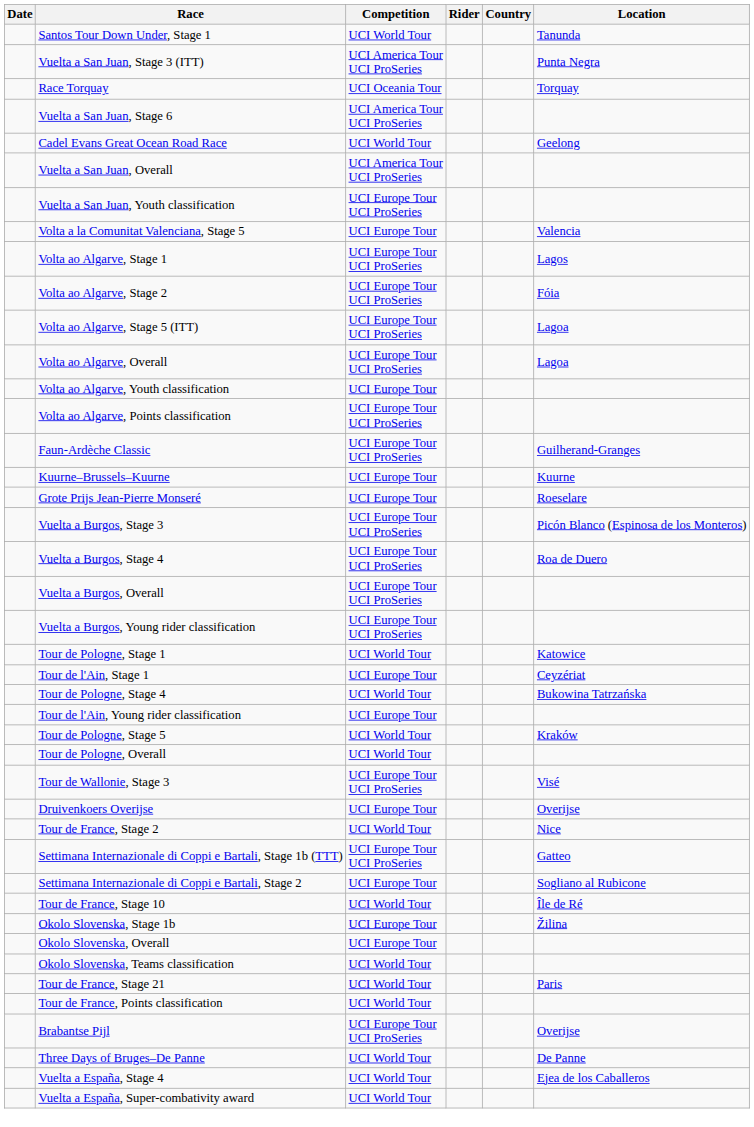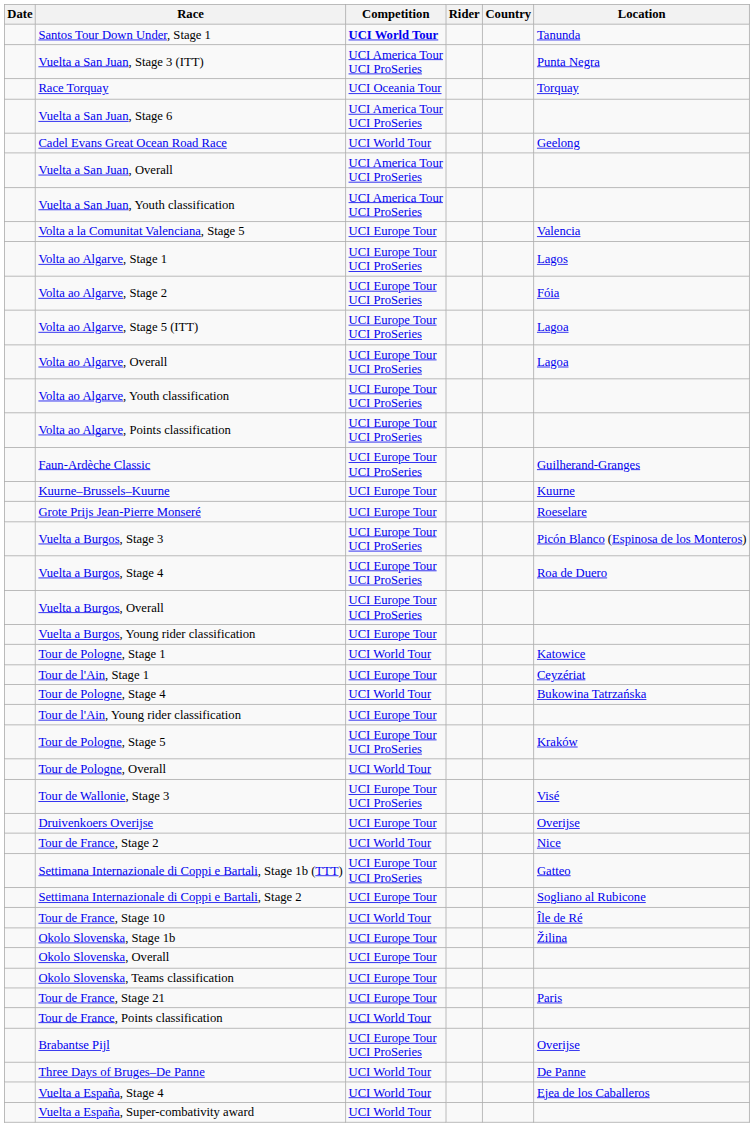(390, 34) normal -> (393, 34) bold
(393, 204) UCI Europe Tour UCI ProSeries -> (396, 204) UCI America Tour UCI ProSeries
(393, 388) UCI Europe Tour -> (393, 395) UCI Europe Tour UCI ProSeries
(393, 627) UCI Europe Tour UCI ProSeries -> (393, 634) UCI Europe Tour
(390, 734) UCI World Tour -> (393, 741) UCI Europe Tour UCI ProSeries
(390, 963) UCI World Tour -> (393, 977) UCI Europe Tour
(390, 983) UCI World Tour -> (393, 997) UCI Europe Tour
